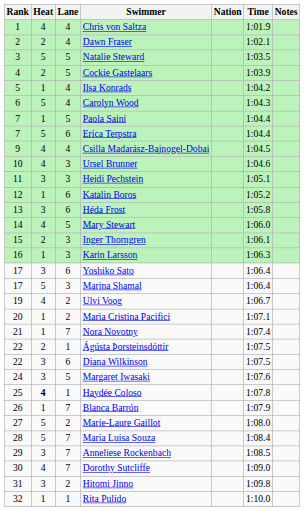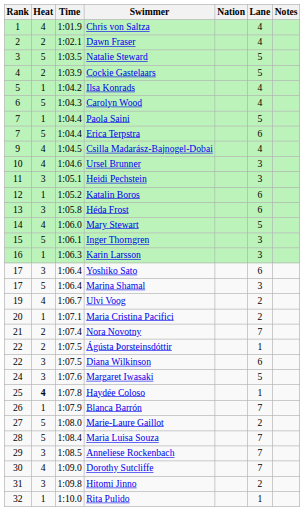columns swapped: (68, 12) <-> (258, 12)
(43, 240) 2 -> (43, 240) 5
(43, 331) 1 -> (43, 331) 2
